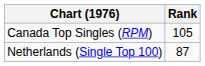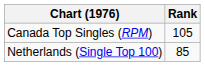(183, 52) 87 -> (183, 52) 85
